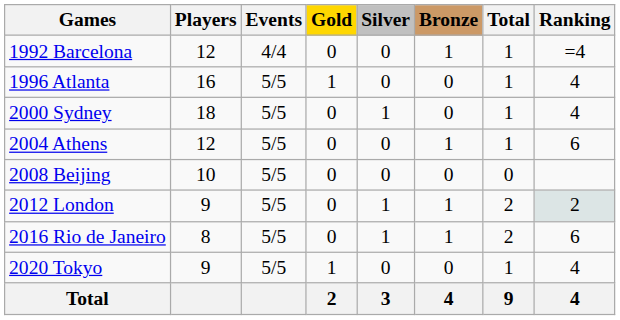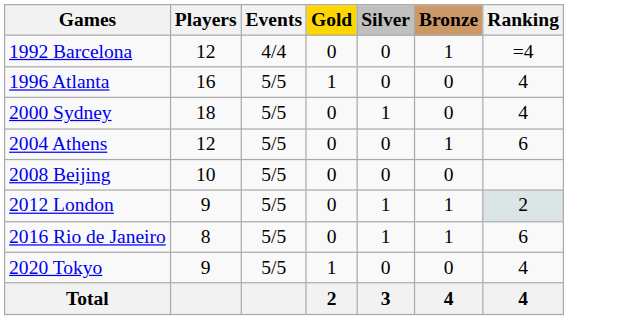- column: (509, 19)
